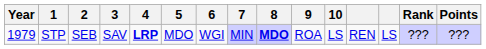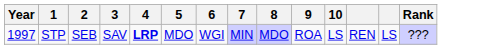- column: (459, 15)
(21, 35) 1979 -> (21, 35) 1997
(274, 35) bold -> (274, 35) normal
